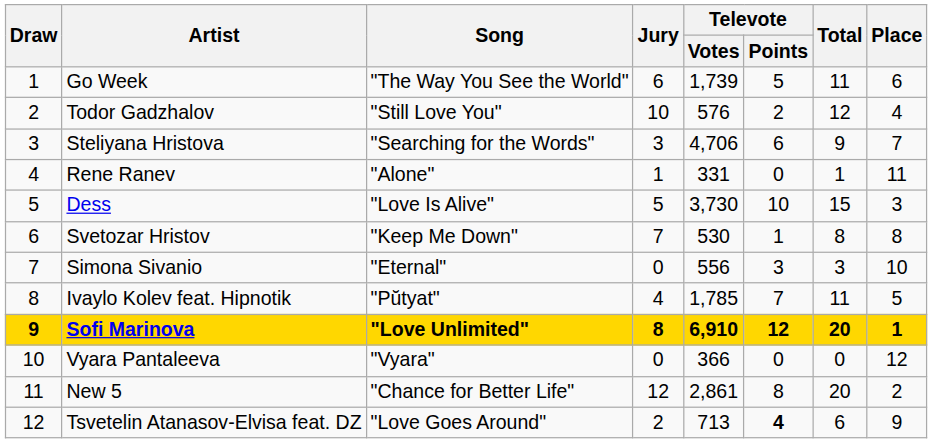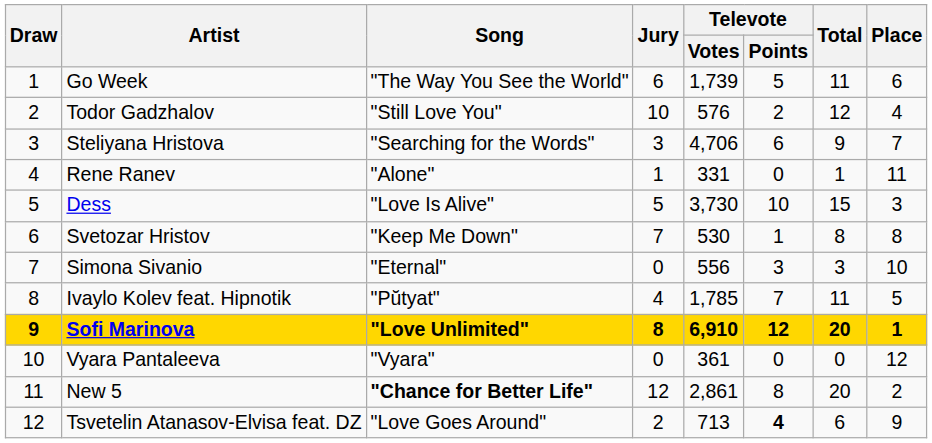(714, 360) 366 -> (714, 360) 361
(472, 391) normal -> (482, 391) bold
